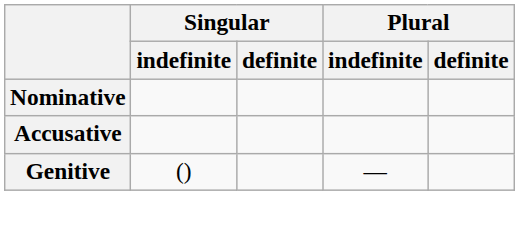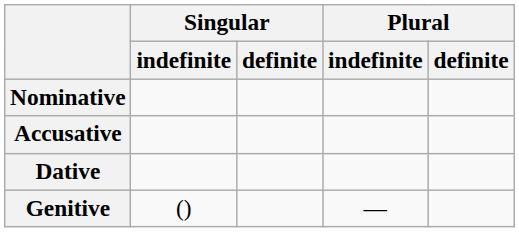+ row: (68, 171)
